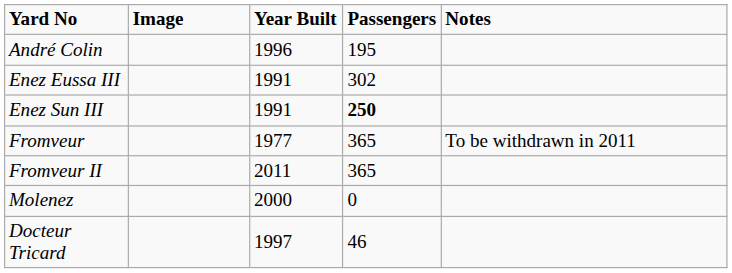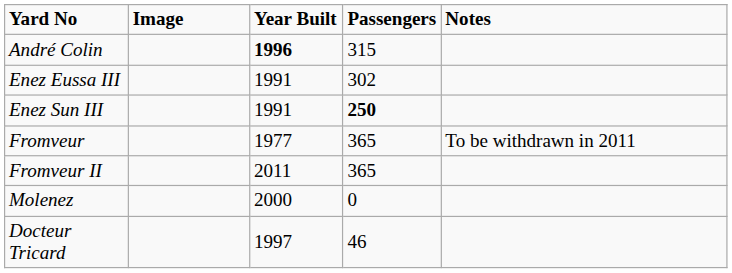(273, 49) normal -> (273, 49) bold
(362, 49) 195 -> (362, 49) 315
